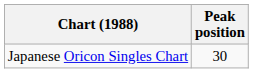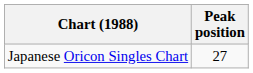(220, 56) 30 -> (220, 56) 27
